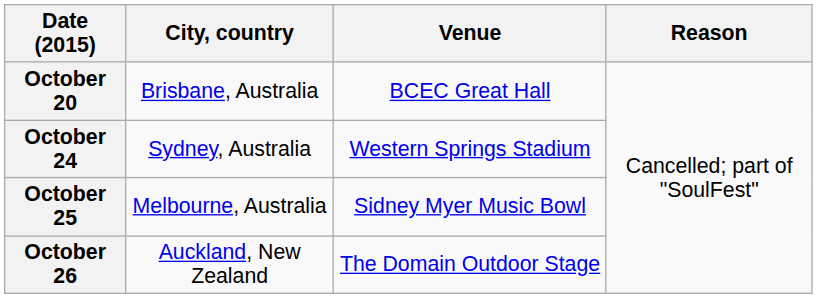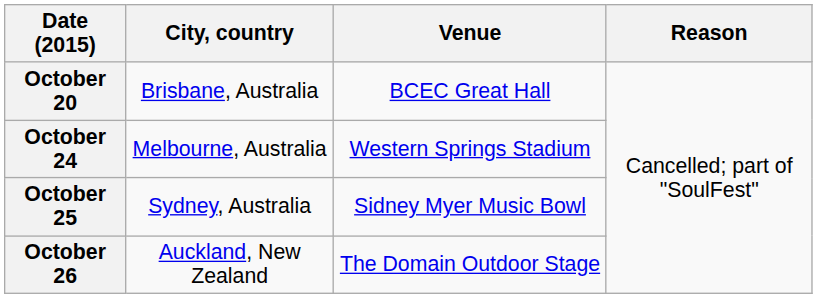(230, 148) Sydney, Australia -> (230, 148) Melbourne, Australia
(230, 206) Melbourne, Australia -> (230, 206) Sydney, Australia
